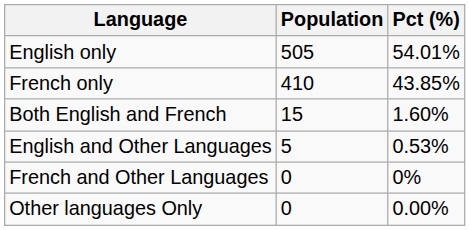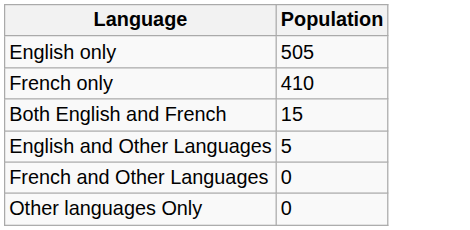- column: (426, 20)
